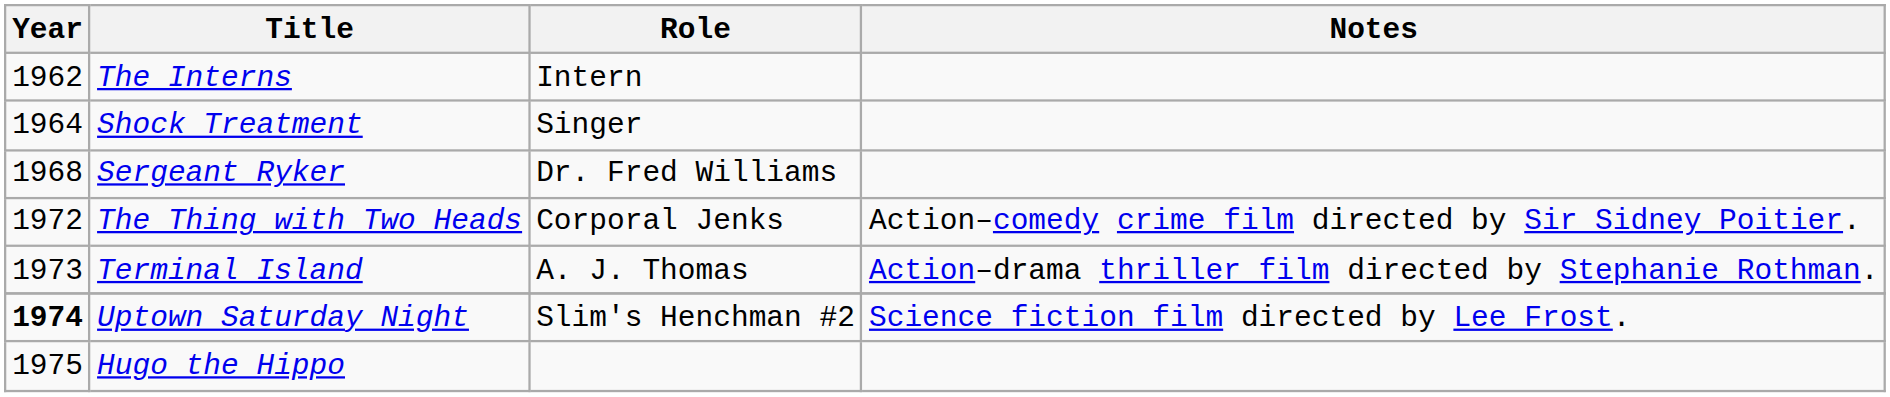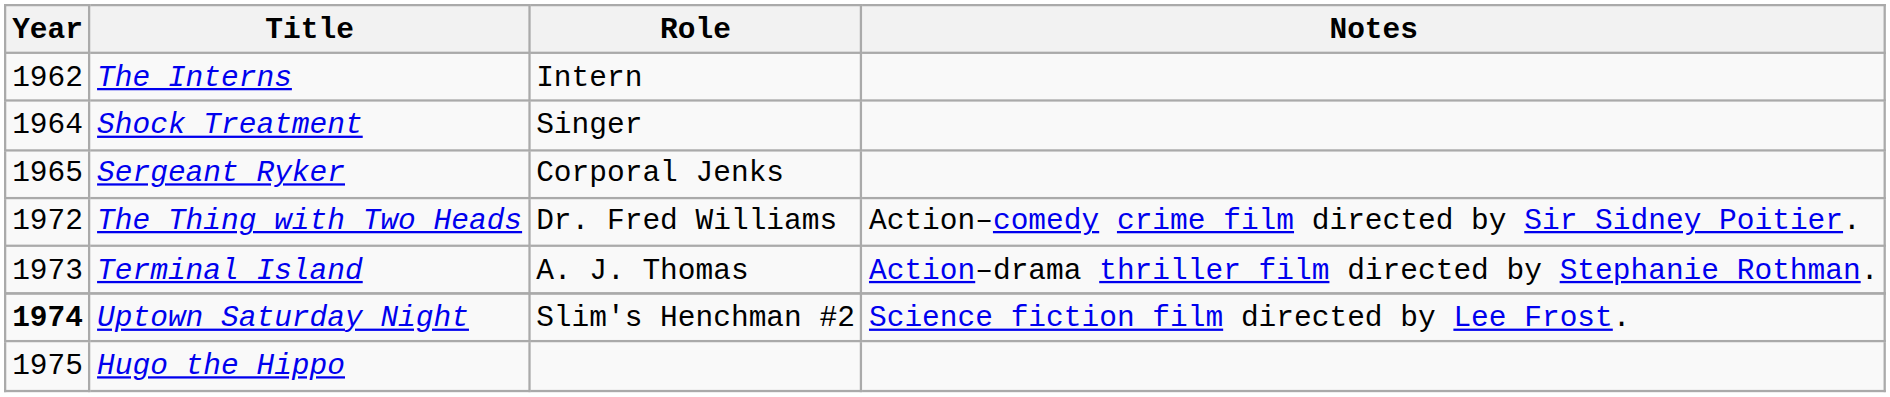(48, 173) 1968 -> (48, 173) 1965
(687, 173) Dr. Fred Williams -> (660, 173) Corporal Jenks
(660, 222) Corporal Jenks -> (687, 222) Dr. Fred Williams
